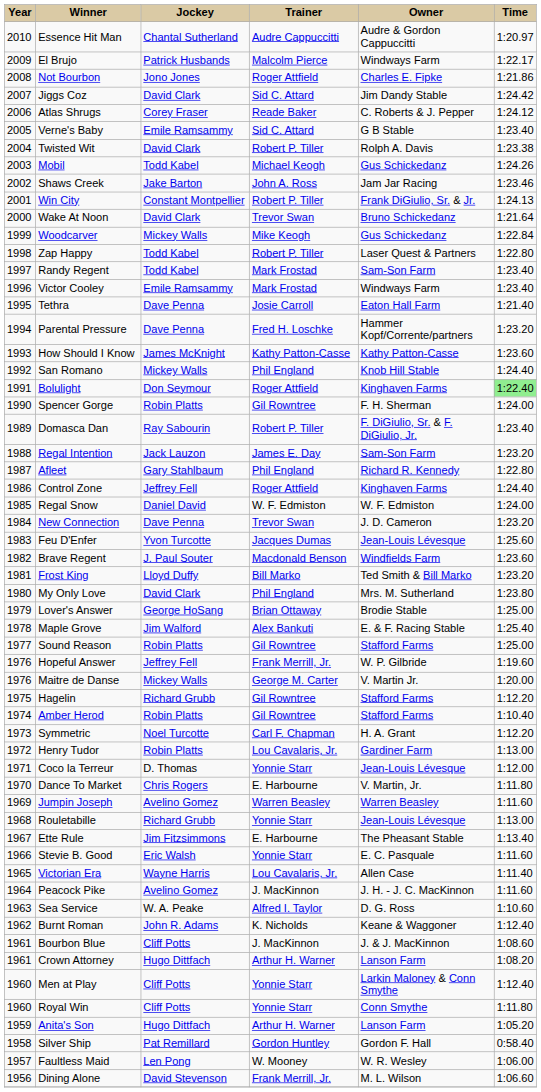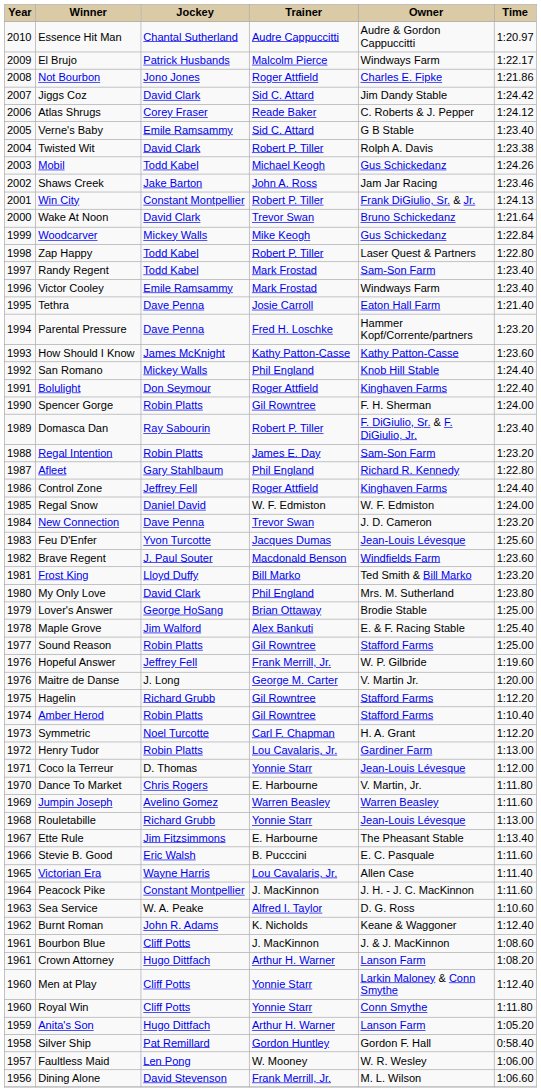(515, 388) lightgreen background -> (515, 388) no background
(174, 453) Jack Lauzon -> (173, 453) Robin Platts
(175, 680) Mickey Walls -> (161, 680) J. Long
(282, 855) Yonnie Starr -> (279, 855) B. Pucccini
(181, 890) Avelino Gomez -> (194, 890) Constant Montpellier
